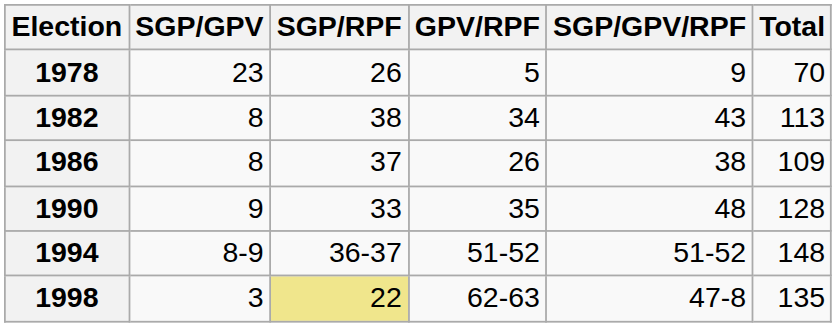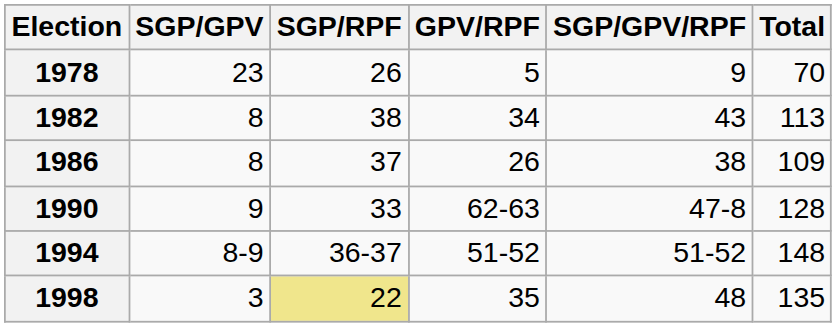(524, 207) 35 -> (503, 207) 62-63
(730, 207) 48 -> (718, 207) 47-8
(503, 298) 62-63 -> (524, 298) 35
(718, 298) 47-8 -> (730, 298) 48
